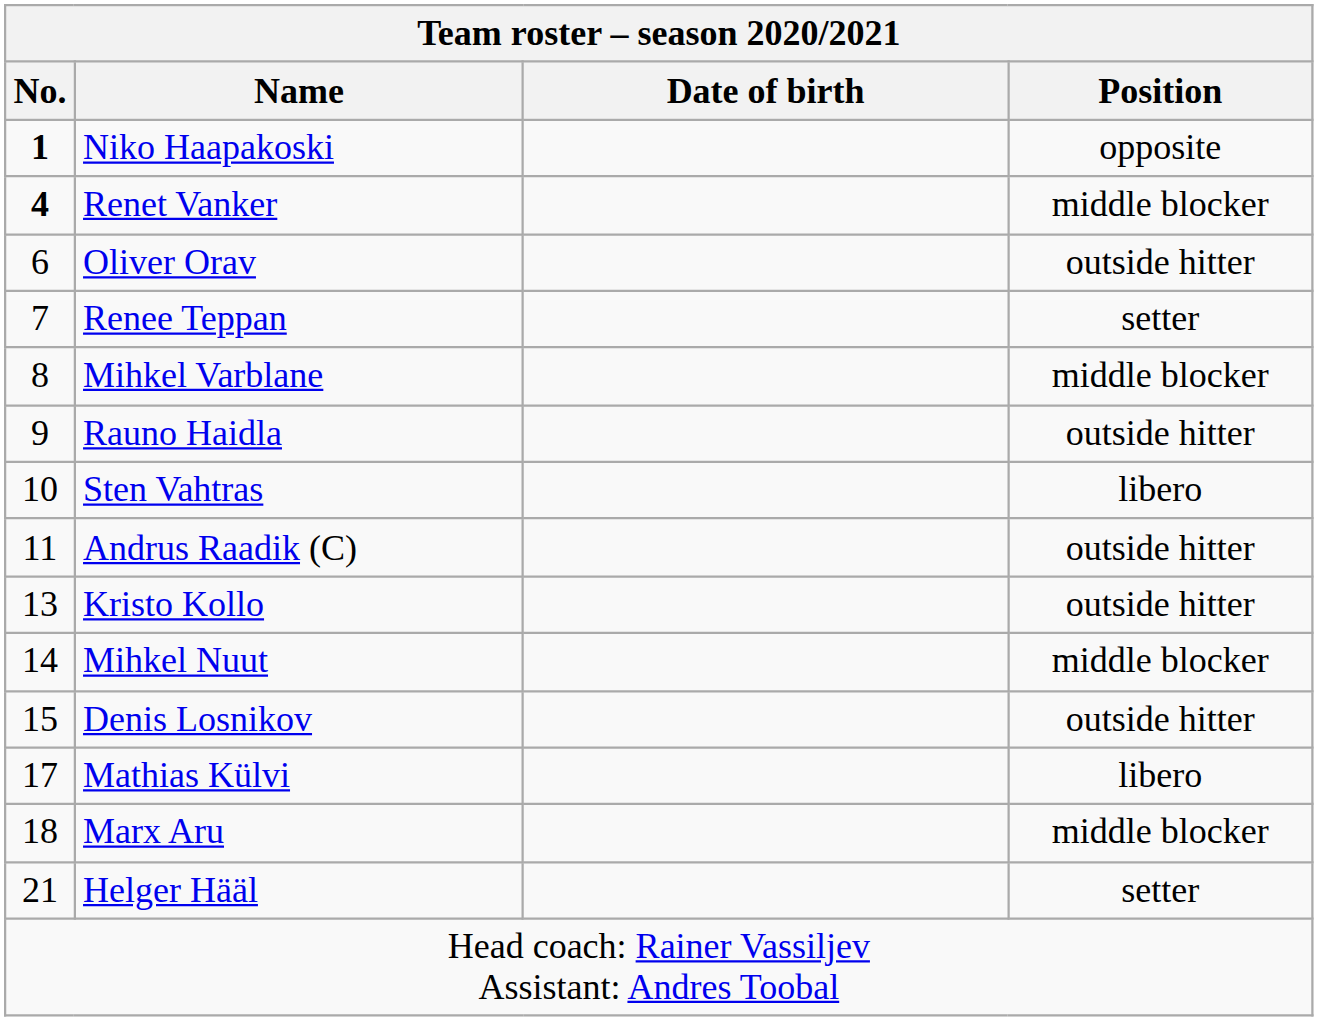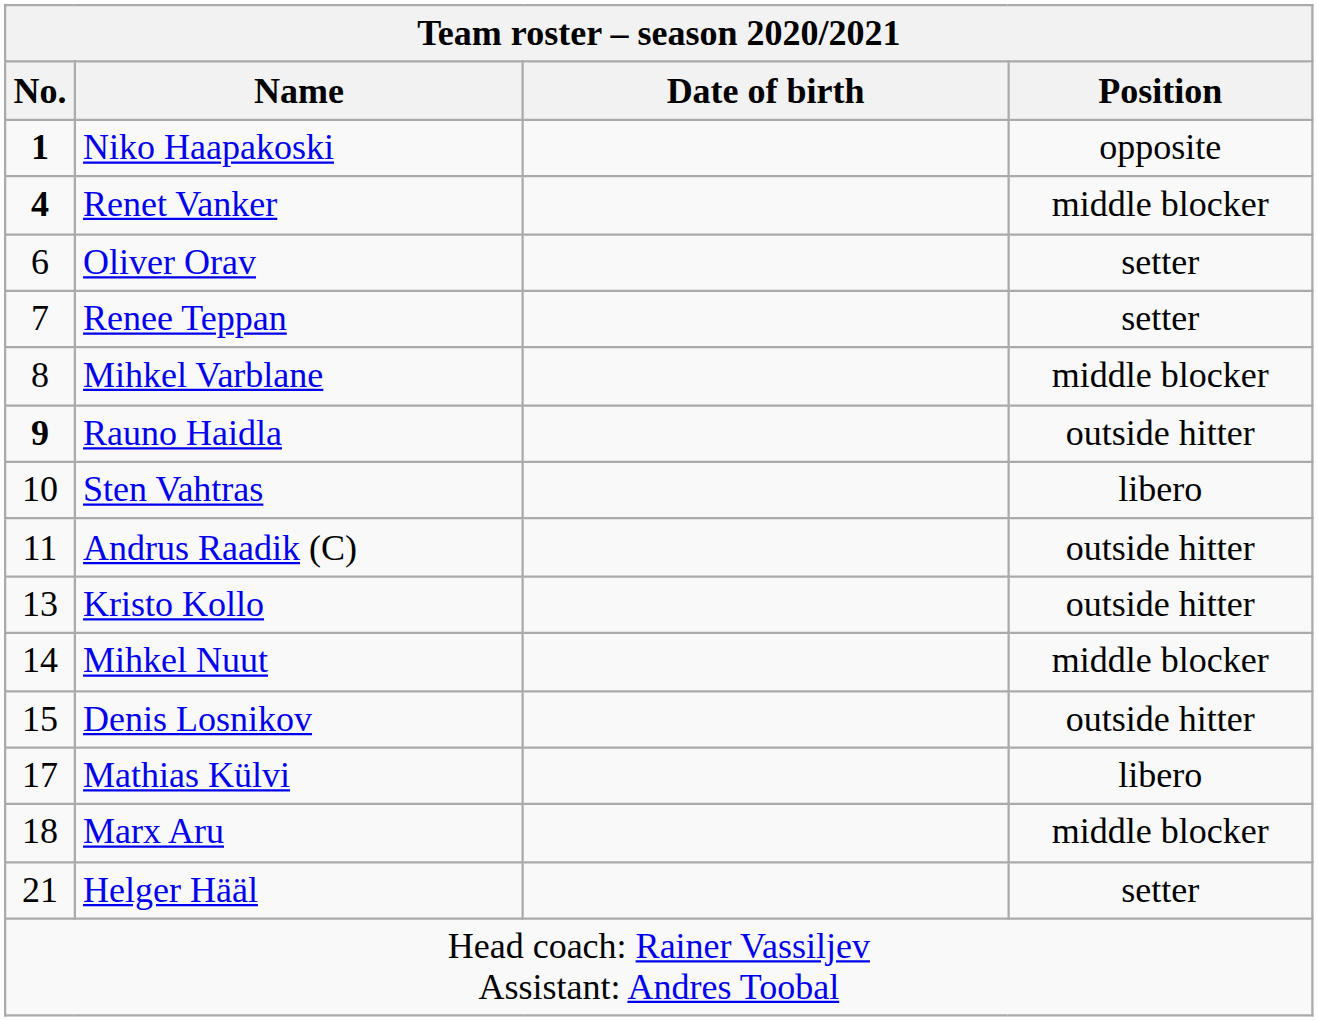(1160, 261) outside hitter -> (1160, 261) setter
(40, 432) normal -> (40, 432) bold
